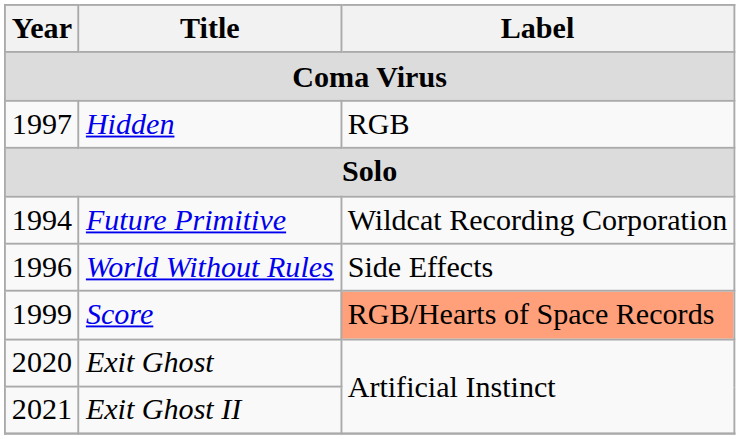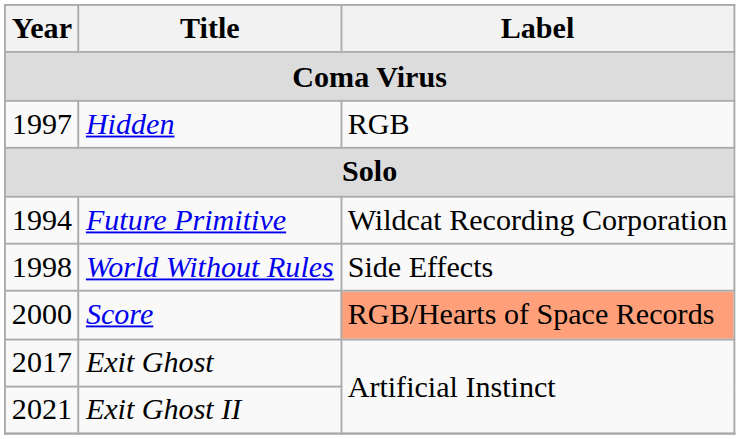(42, 266) 1996 -> (42, 266) 1998
(42, 314) 1999 -> (42, 314) 2000
(42, 362) 2020 -> (42, 362) 2017
